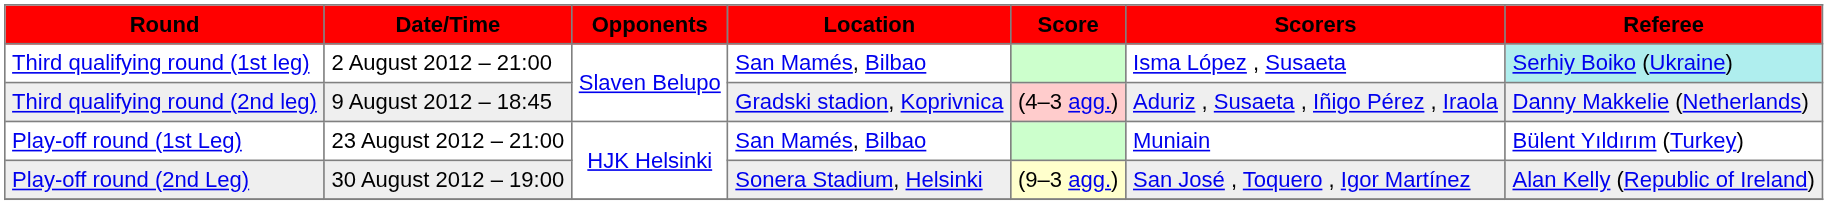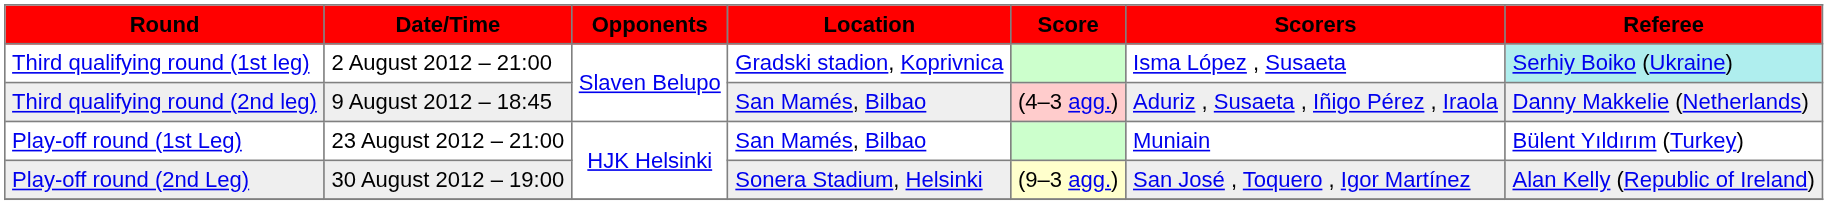(831, 63) San Mamés, Bilbao -> (869, 63) Gradski stadion, Koprivnica
(869, 102) Gradski stadion, Koprivnica -> (831, 102) San Mamés, Bilbao
